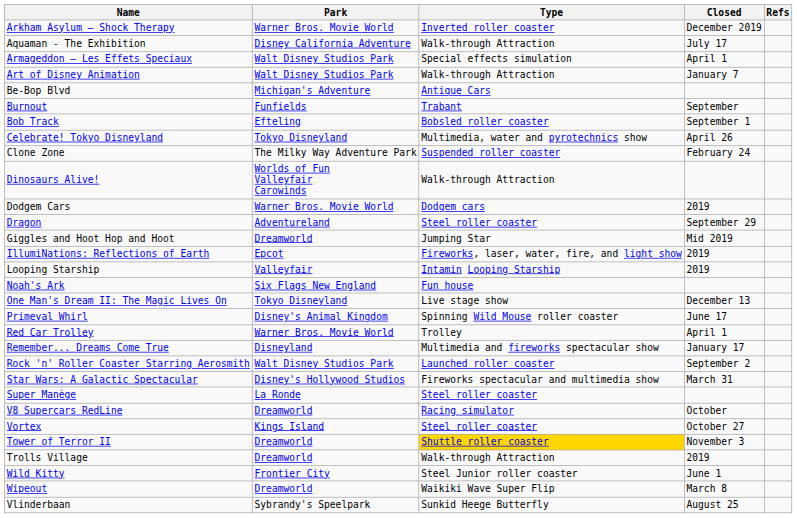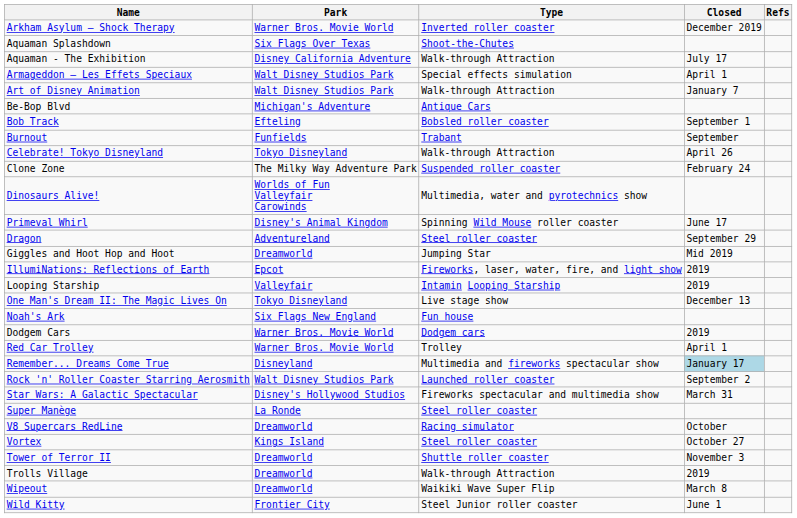+ row: (59, 44)
rows swapped: (33, 122) <-> (27, 106)
(534, 138) Multimedia, water and pyrotechnics show -> (488, 153) Walk-through Attraction
(488, 180) Walk-through Attraction -> (534, 196) Multimedia, water and pyrotechnics show
rows swapped: (39, 207) <-> (47, 317)
rows swapped: (36, 285) <-> (117, 301)
(715, 348) no background -> (715, 364) lightblue background
(485, 442) gold background -> (485, 458) no background
rows swapped: (36, 473) <-> (27, 489)
- row: (39, 505)
